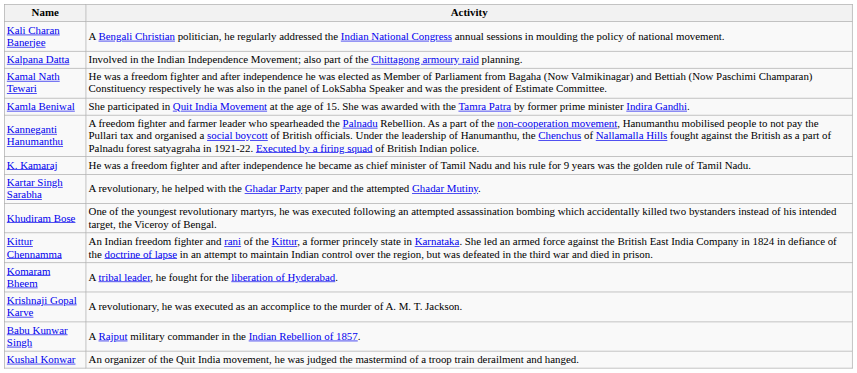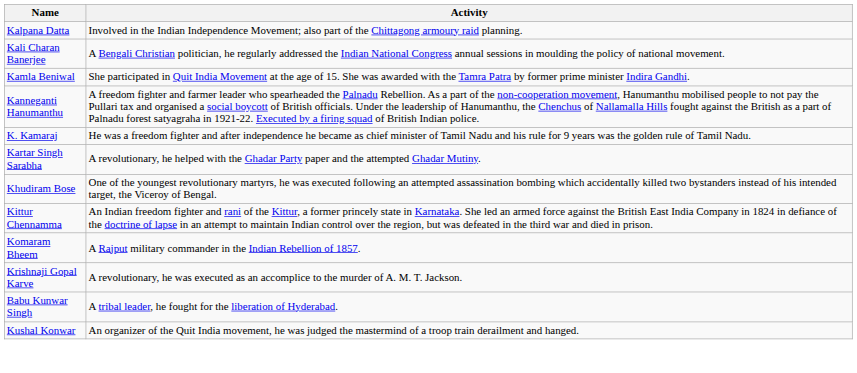rows swapped: (33, 36) <-> (38, 59)
- row: (33, 83)
(213, 277) A tribal leader, he fought for the liberation of Hyderabad. -> (225, 247) A Rajput military commander in the Indian Rebellion of 1857.
(225, 336) A Rajput military commander in the Indian Rebellion of 1857. -> (213, 306) A tribal leader, he fought for the liberation of Hyderabad.
